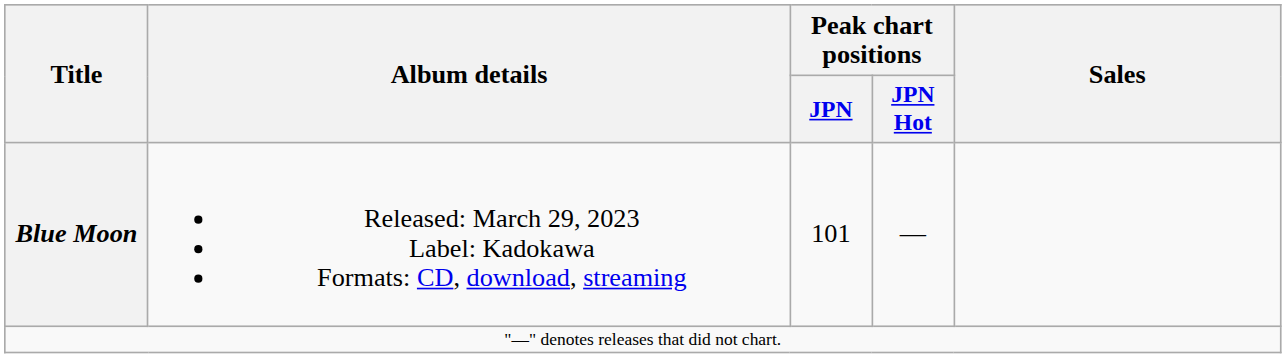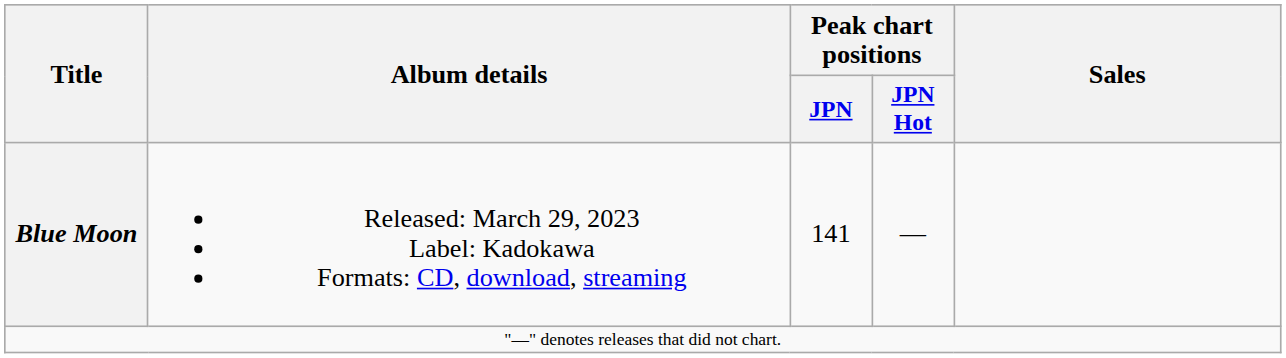(831, 233) 101 -> (831, 233) 141
